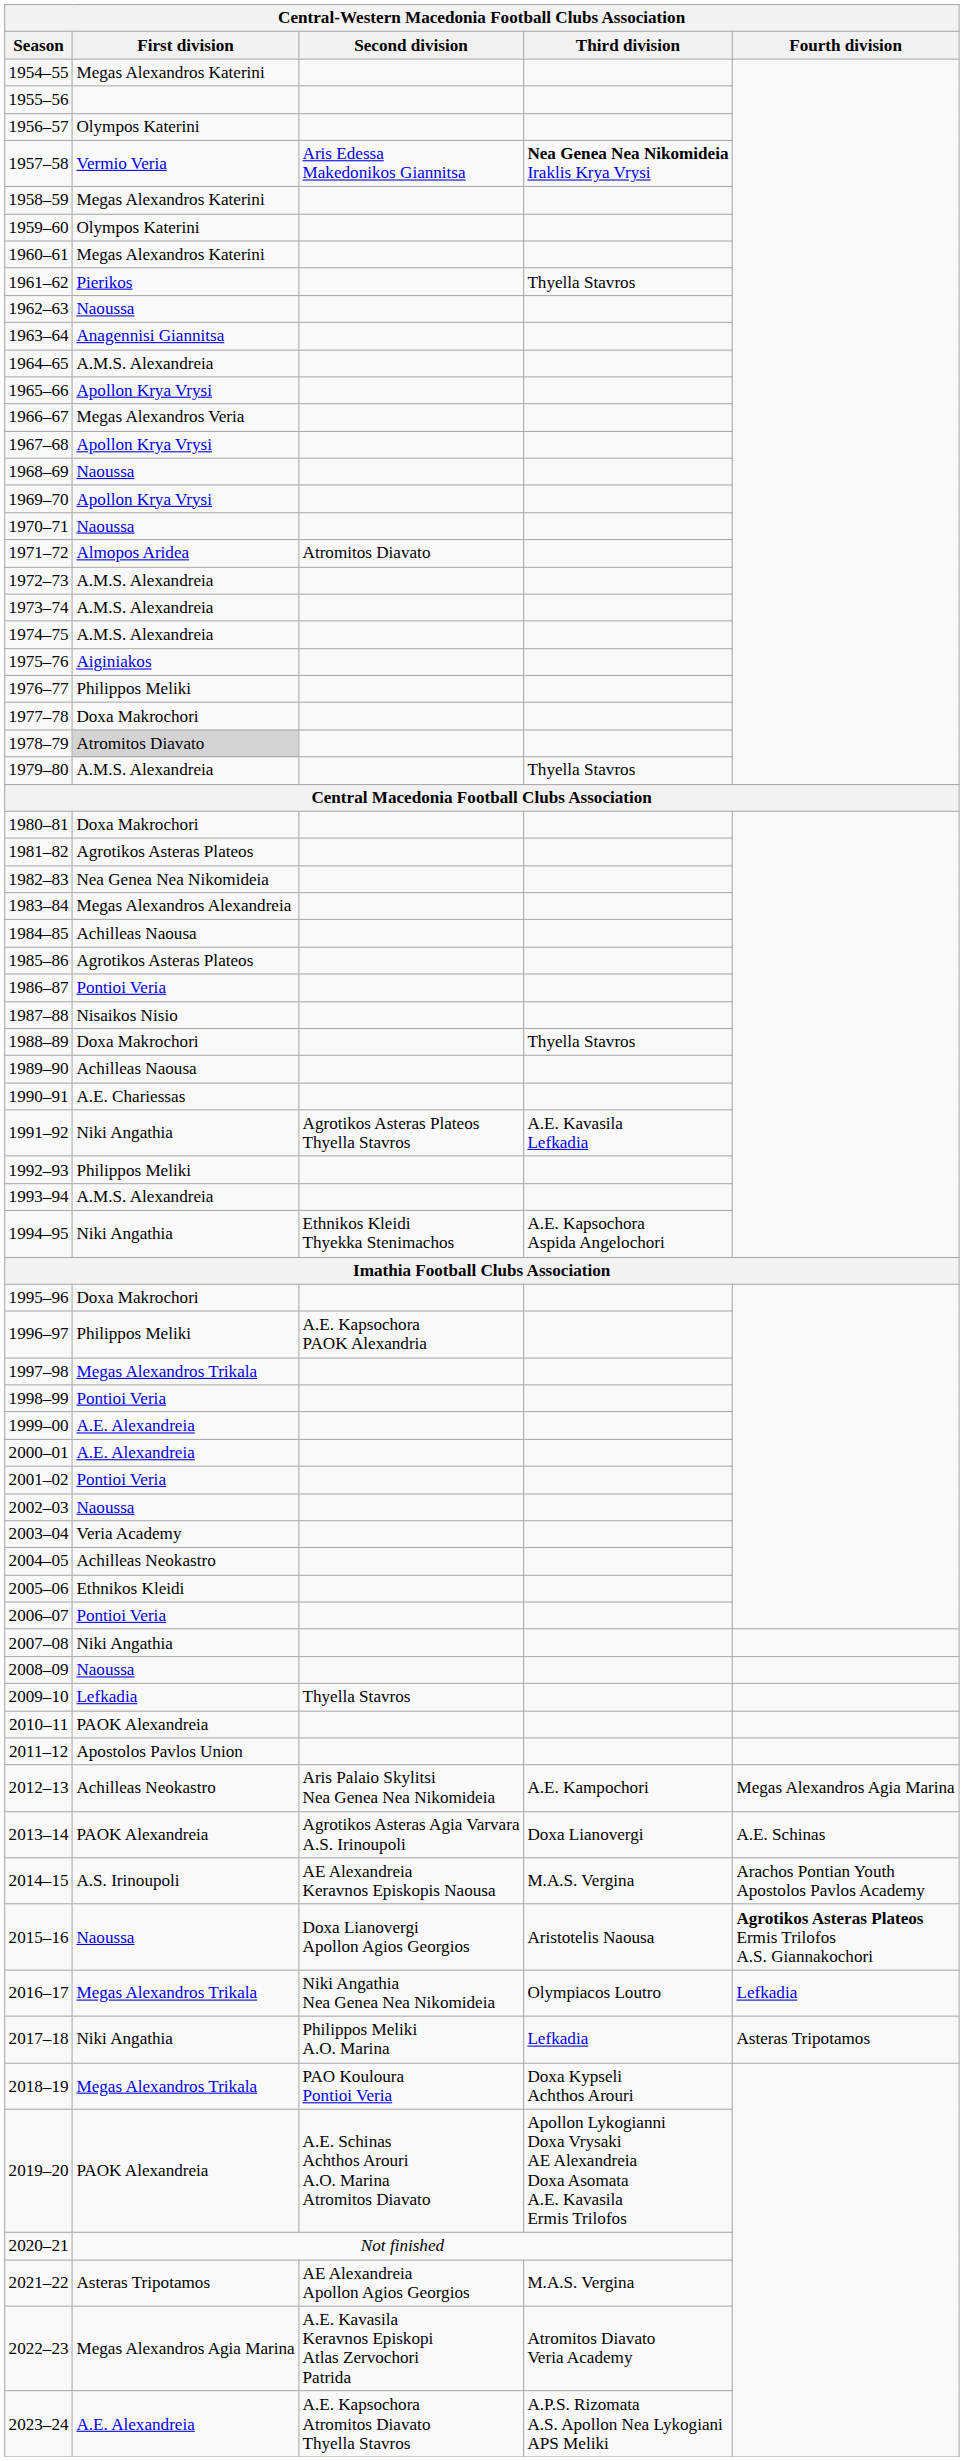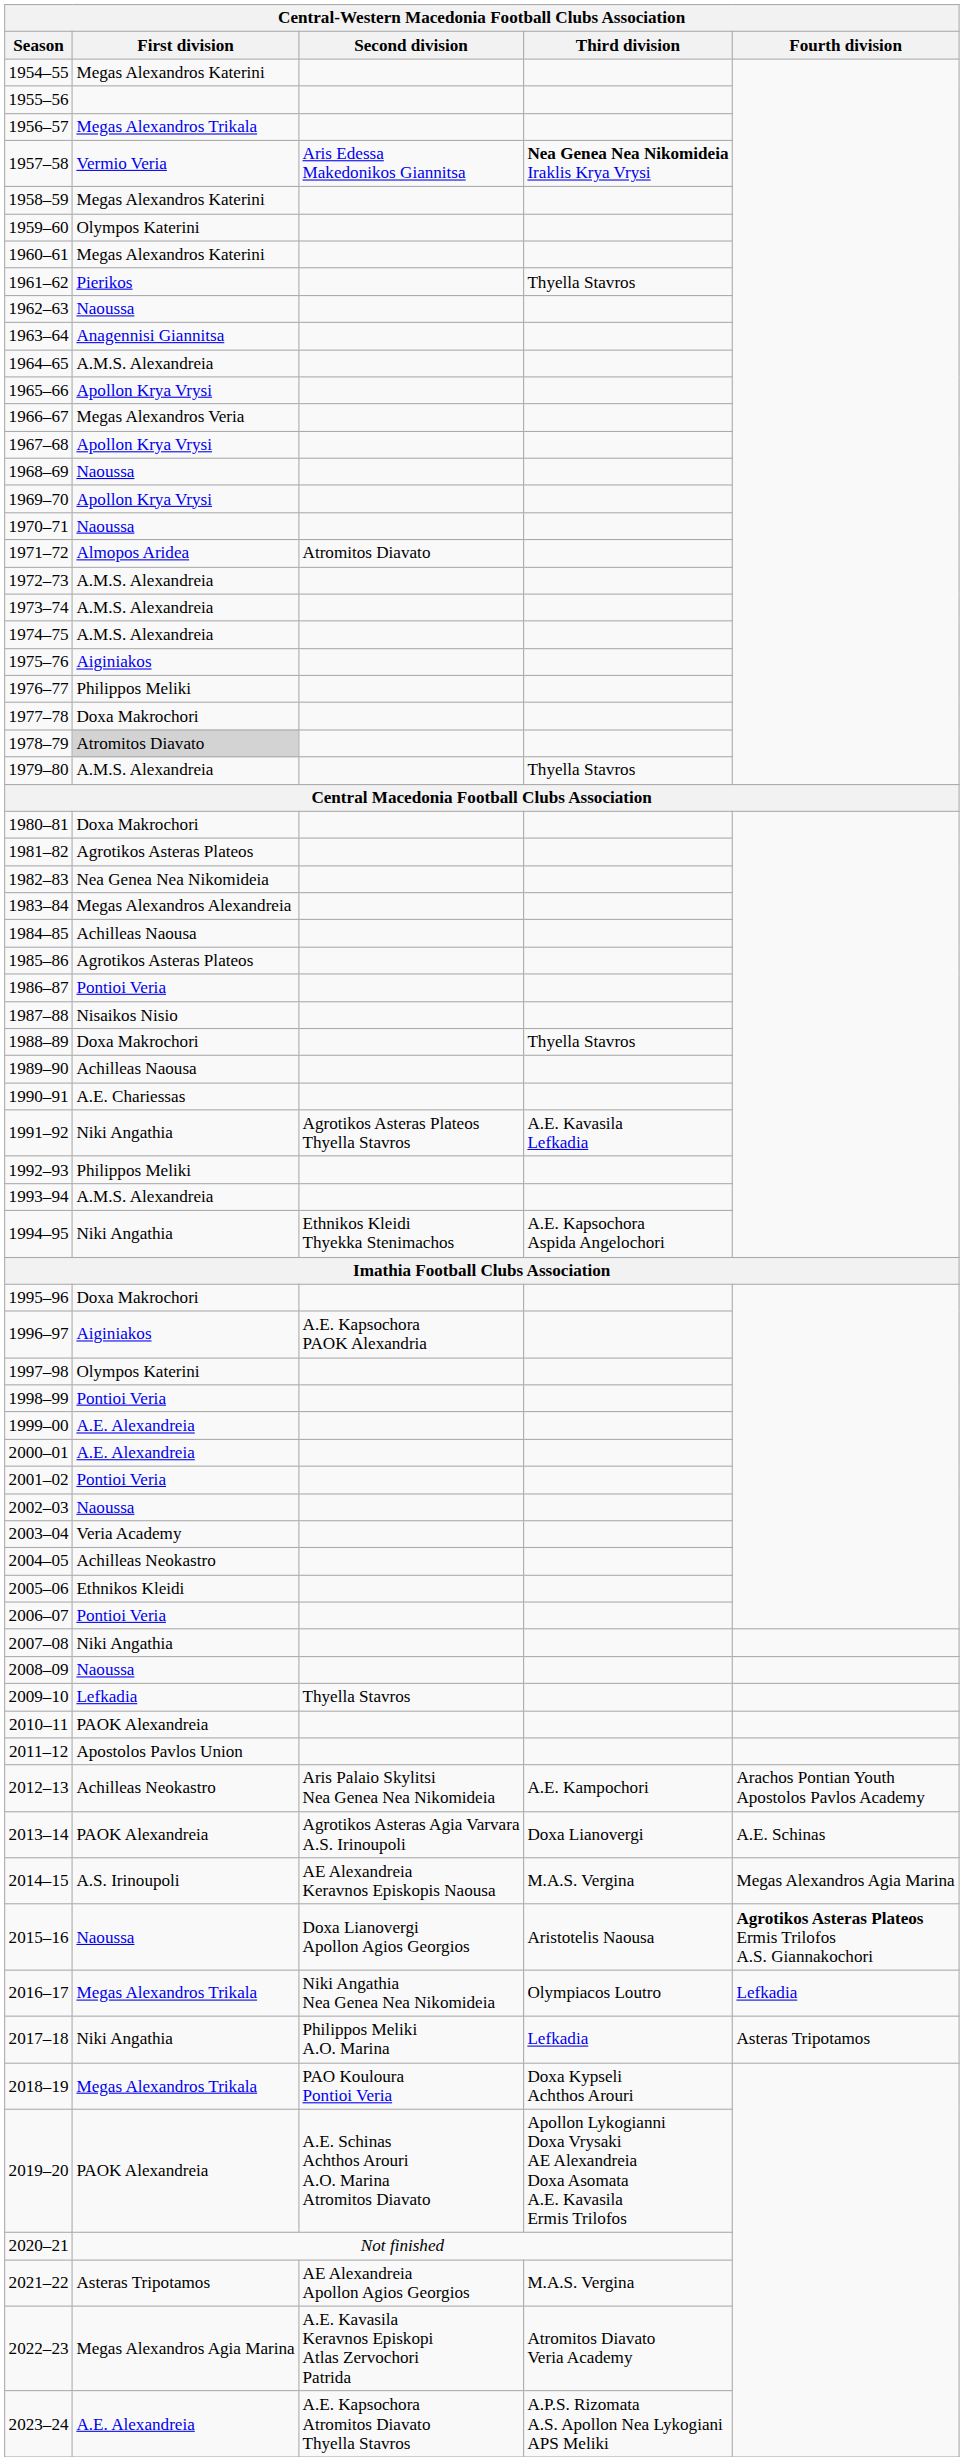(138, 126) Olympos Katerini -> (167, 126) Megas Alexandros Trikala
(134, 1334) Philippos Meliki -> (114, 1334) Aiginiakos
(167, 1371) Megas Alexandros Trikala -> (138, 1371) Olympos Katerini
(846, 1788) Megas Alexandros Agia Marina -> (831, 1788) Arachos Pontian Youth Apostolos Pavlos Academy
(831, 1880) Arachos Pontian Youth Apostolos Pavlos Academy -> (846, 1880) Megas Alexandros Agia Marina
